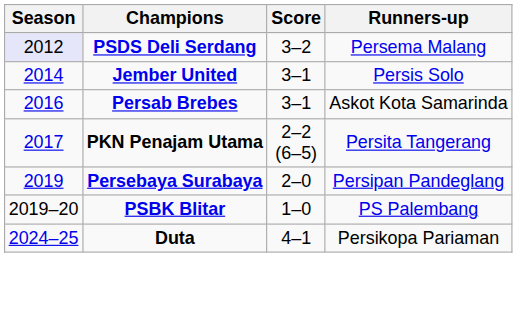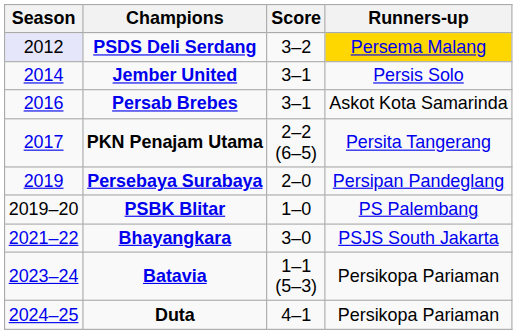(418, 47) no background -> (418, 47) gold background
+ row: (175, 237)
+ row: (175, 276)
